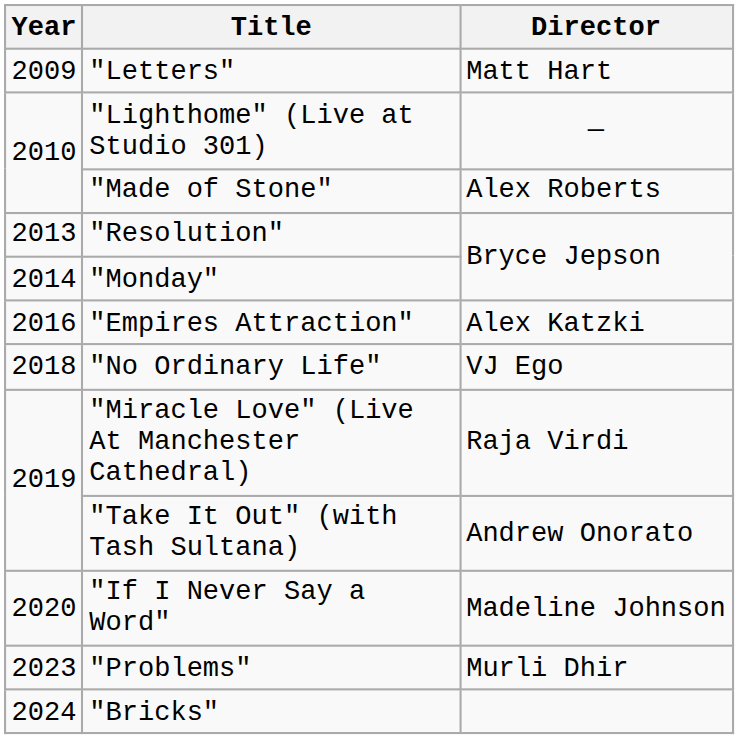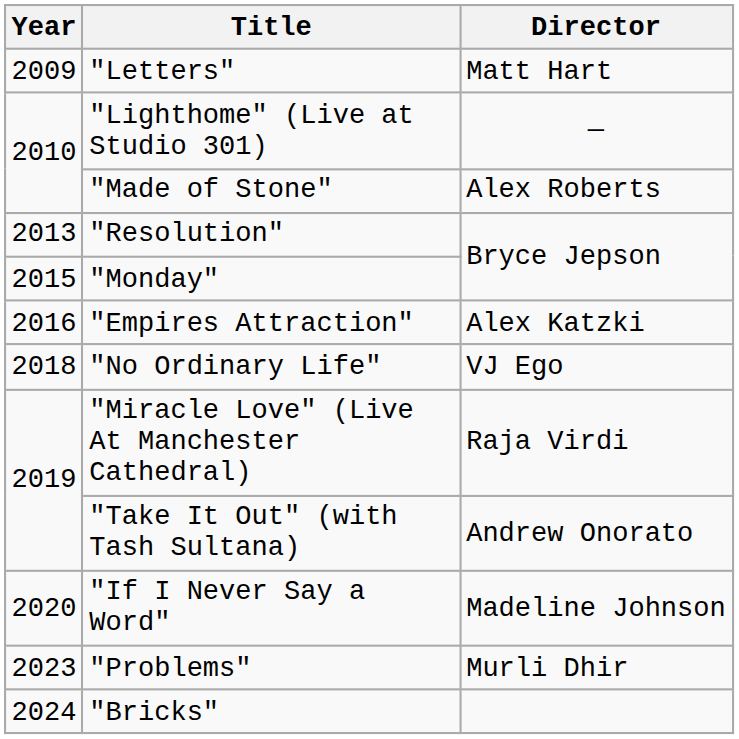(44, 279) 2014 -> (44, 279) 2015
